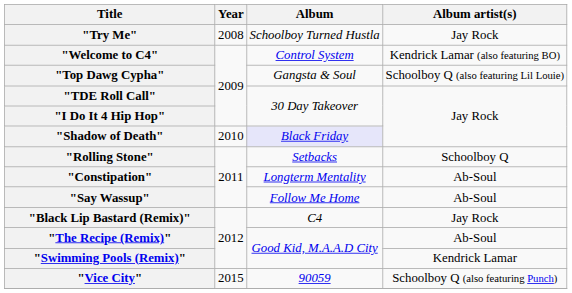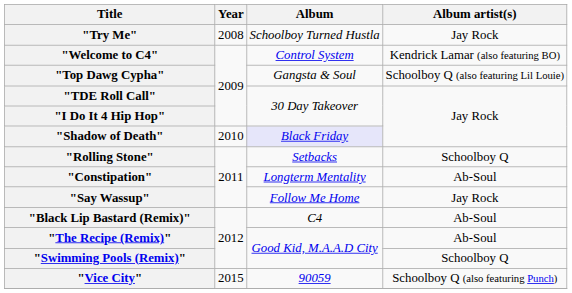(475, 197) Ab-Soul -> (475, 197) Jay Rock
(475, 217) Jay Rock -> (475, 217) Ab-Soul
(475, 258) Kendrick Lamar -> (475, 258) Schoolboy Q
